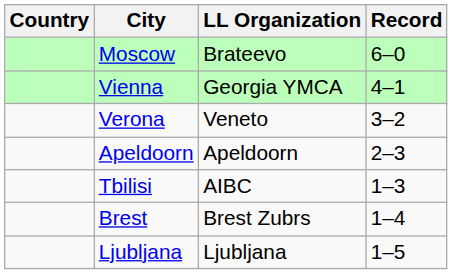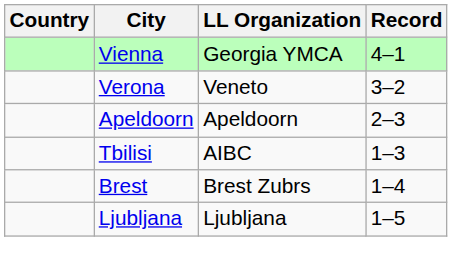- row: (137, 53)
